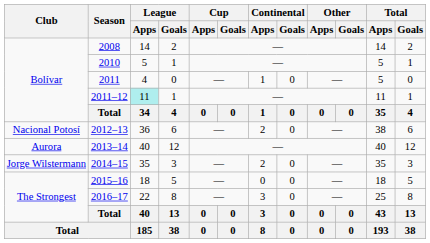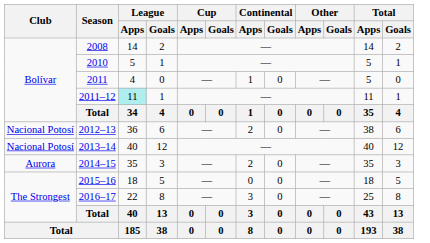(46, 146) Aurora -> (40, 146) Nacional Potosí
(46, 163) Jorge Wilstermann -> (40, 163) Aurora
